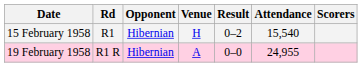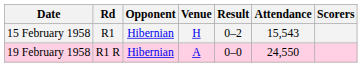(283, 33) 15,540 -> (283, 33) 15,543
(283, 52) 24,955 -> (283, 52) 24,550
